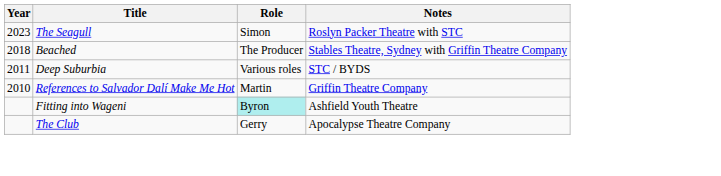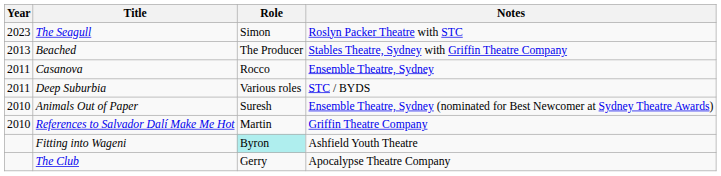(19, 50) 2018 -> (19, 50) 2013
+ row: (59, 69)
+ row: (87, 106)
